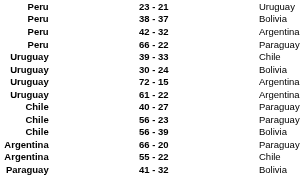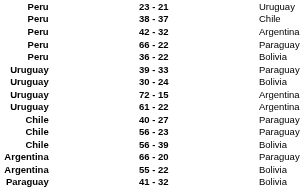(273, 19) Bolivia -> (270, 19) Chile
+ row: (154, 57)
(270, 57) Chile -> (279, 69) Paraguay
(270, 157) Chile -> (273, 170) Bolivia
